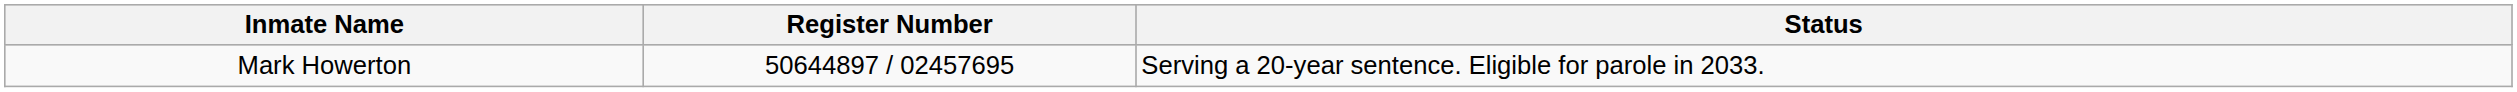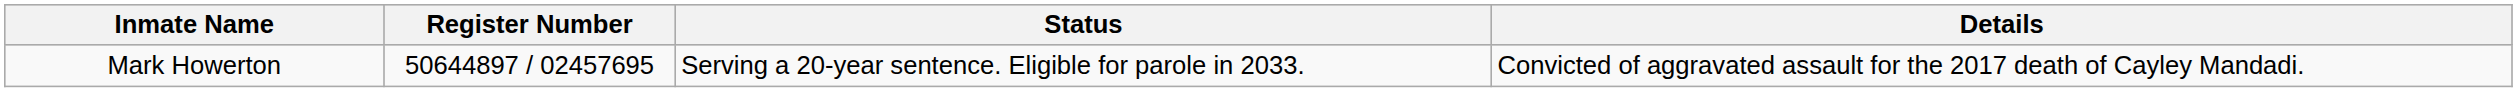+ column: (2002, 24)
